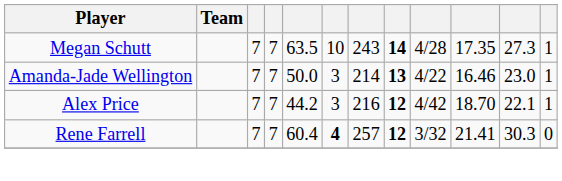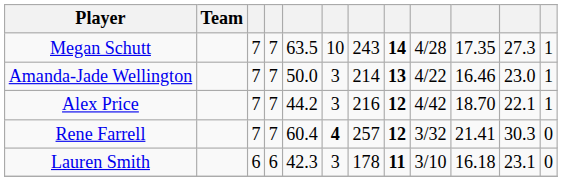+ row: (100, 162)
